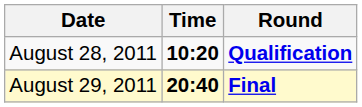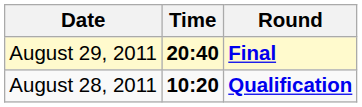rows swapped: (83, 53) <-> (83, 85)
